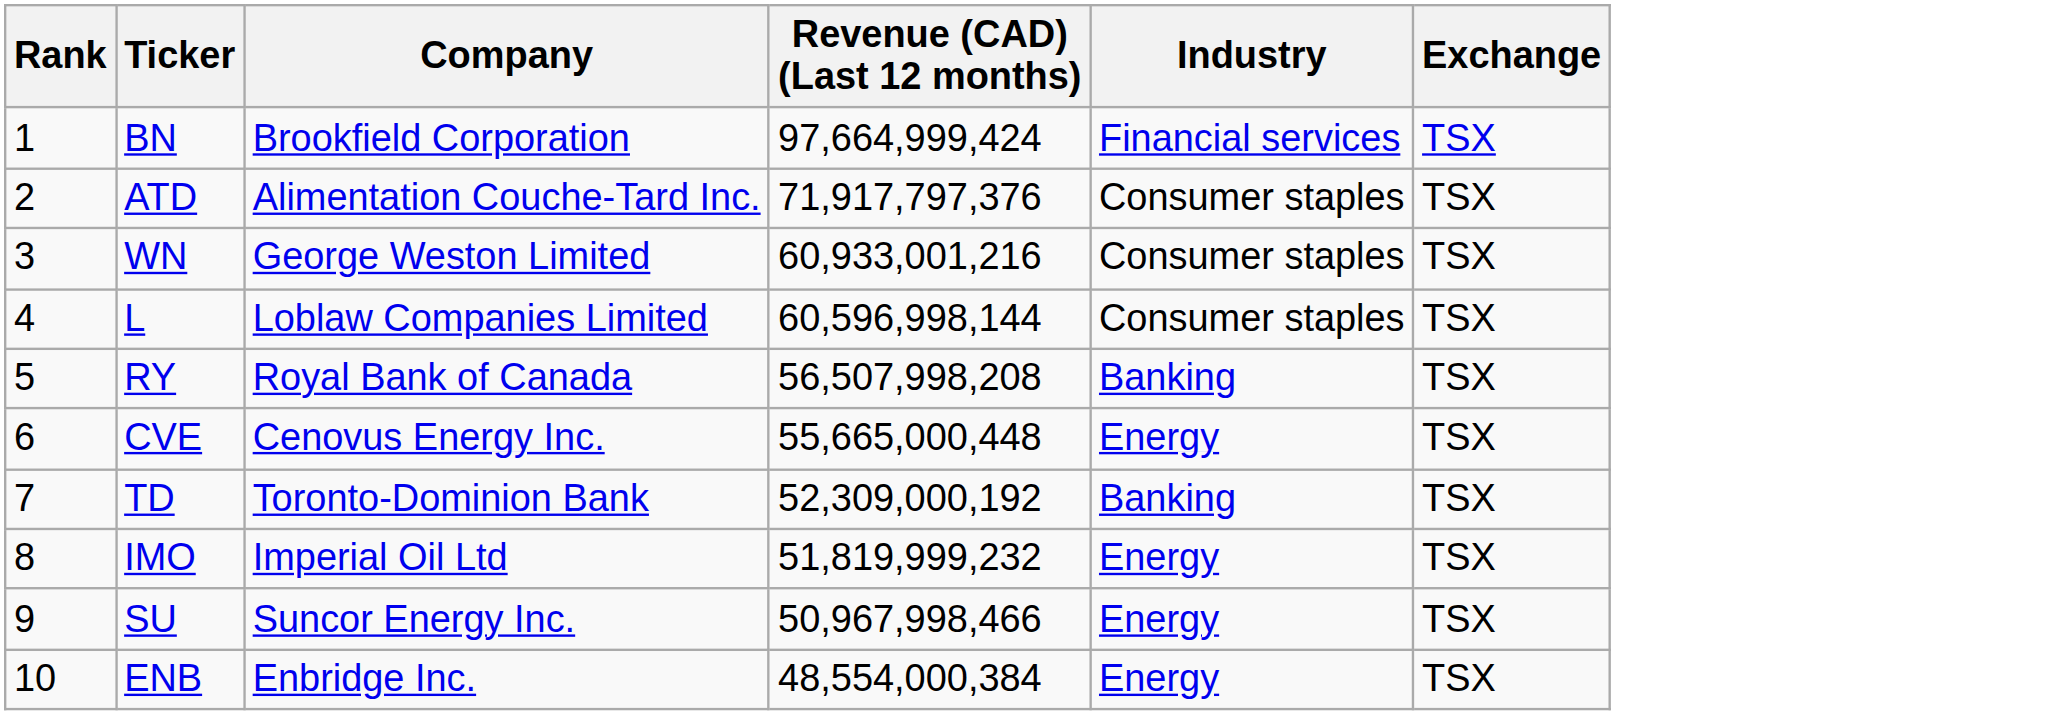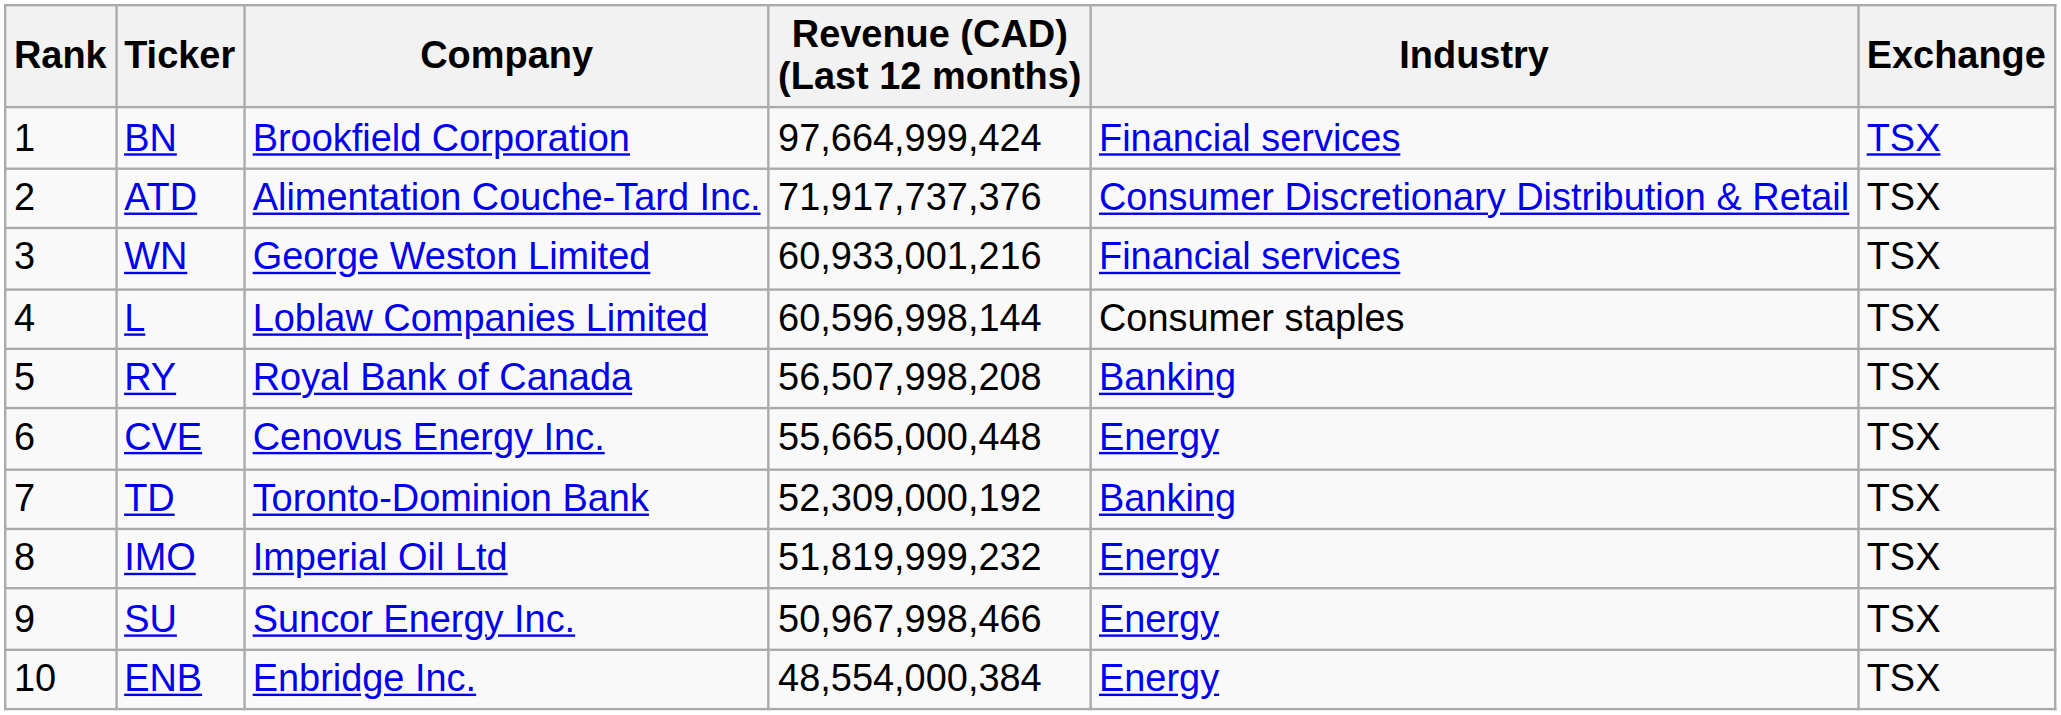(910, 197) 71,917,797,376 -> (910, 197) 71,917,737,376
(1252, 197) Consumer staples -> (1474, 197) Consumer Discretionary Distribution & Retail
(1252, 257) Consumer staples -> (1250, 257) Financial services
